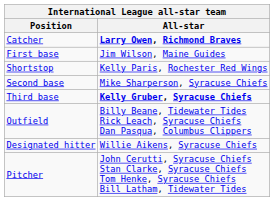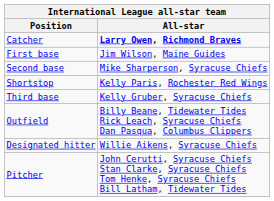rows swapped: (35, 82) <-> (30, 68)
(176, 97) bold -> (176, 97) normal
